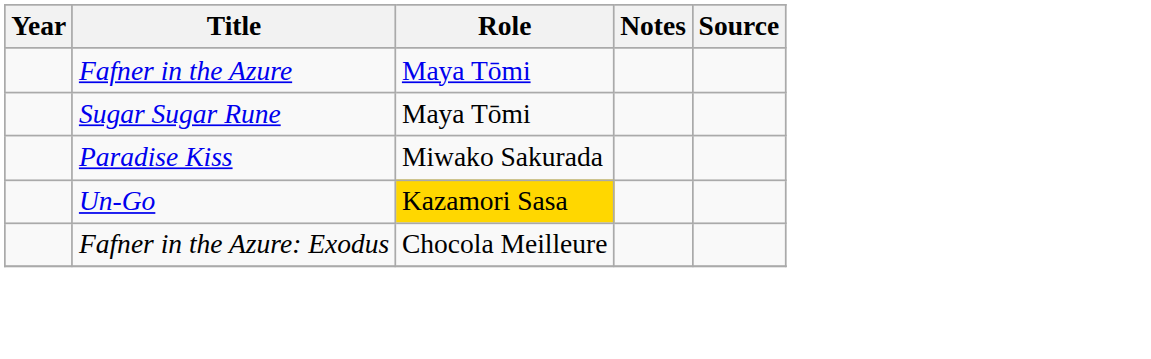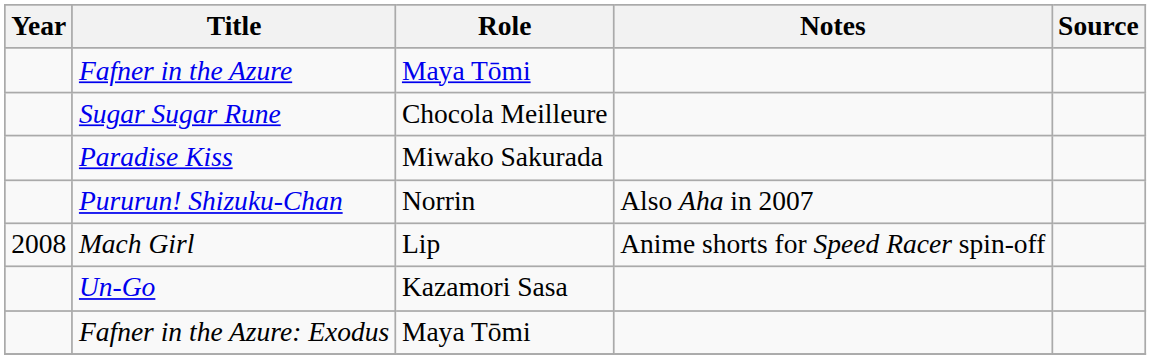(466, 113) Maya Tōmi -> (505, 113) Chocola Meilleure
+ row: (211, 200)
+ row: (137, 244)
(485, 200) gold background -> (485, 288) no background
(505, 244) Chocola Meilleure -> (466, 331) Maya Tōmi
